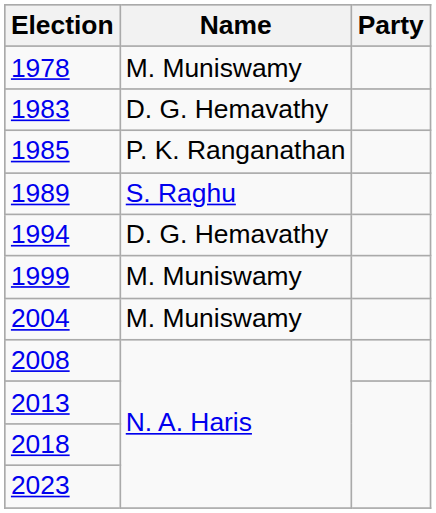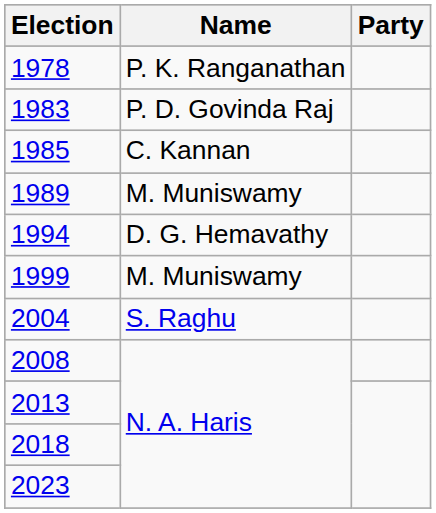(214, 67) M. Muniswamy -> (236, 67) P. K. Ranganathan
(227, 109) D. G. Hemavathy -> (230, 109) P. D. Govinda Raj
(236, 151) P. K. Ranganathan -> (188, 151) C. Kannan
(181, 192) S. Raghu -> (214, 192) M. Muniswamy
(214, 318) M. Muniswamy -> (181, 318) S. Raghu
